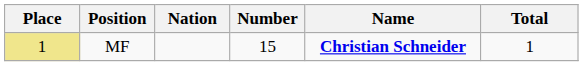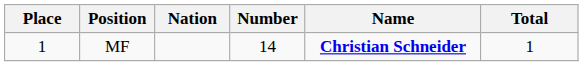(42, 46) khaki background -> (42, 46) no background
(267, 46) 15 -> (267, 46) 14
